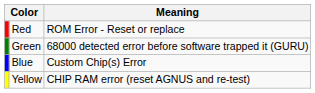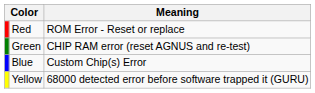(178, 46) 68000 detected error before software trapped it (GURU) -> (148, 46) CHIP RAM error (reset AGNUS and re-test)
(148, 79) CHIP RAM error (reset AGNUS and re-test) -> (178, 79) 68000 detected error before software trapped it (GURU)
